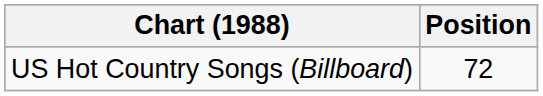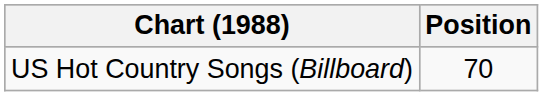(478, 68) 72 -> (478, 68) 70
